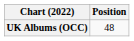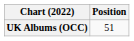(109, 28) 48 -> (109, 28) 51
